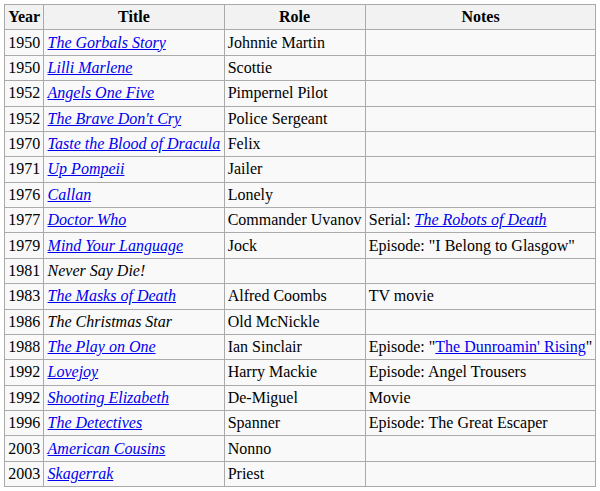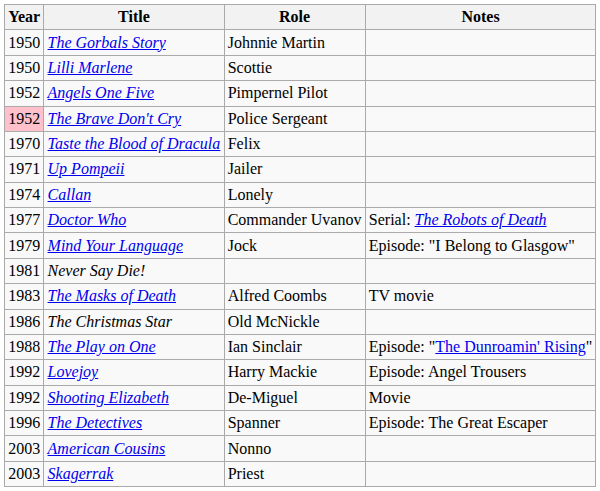(24, 118) no background -> (24, 118) pink background
(24, 194) 1976 -> (24, 194) 1974
